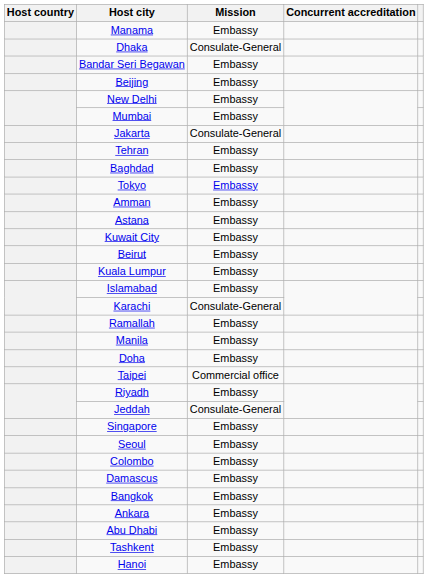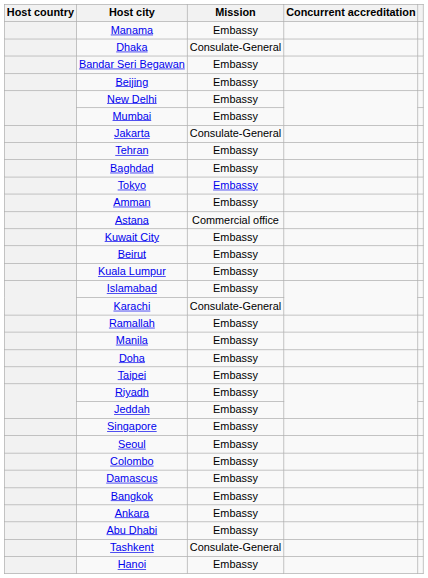(235, 220) Embassy -> (235, 220) Commercial office
(235, 375) Commercial office -> (235, 375) Embassy
(235, 409) Consulate-General -> (235, 409) Embassy
(235, 548) Embassy -> (235, 548) Consulate-General
